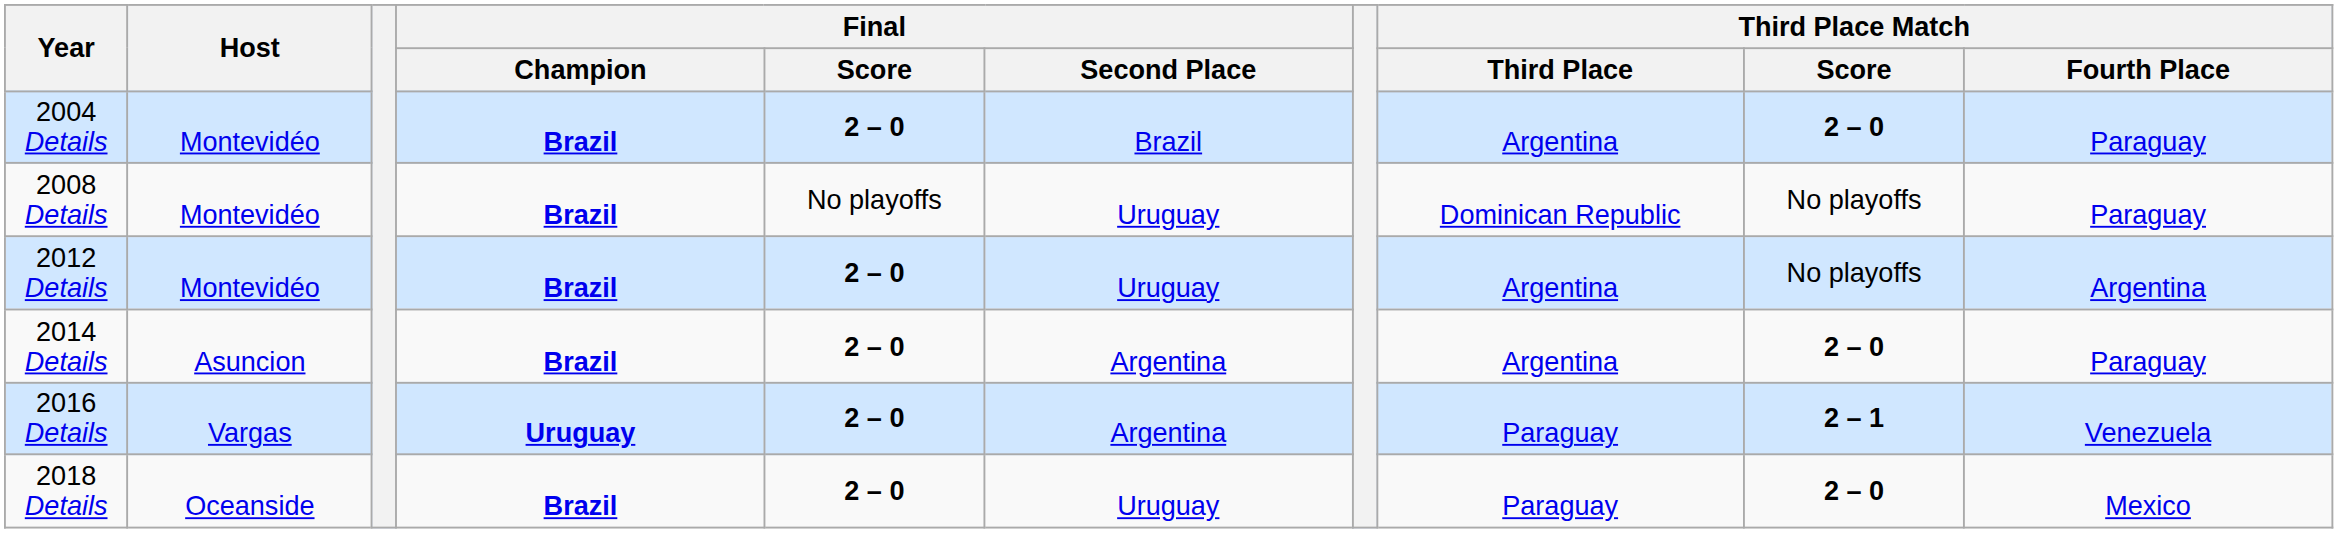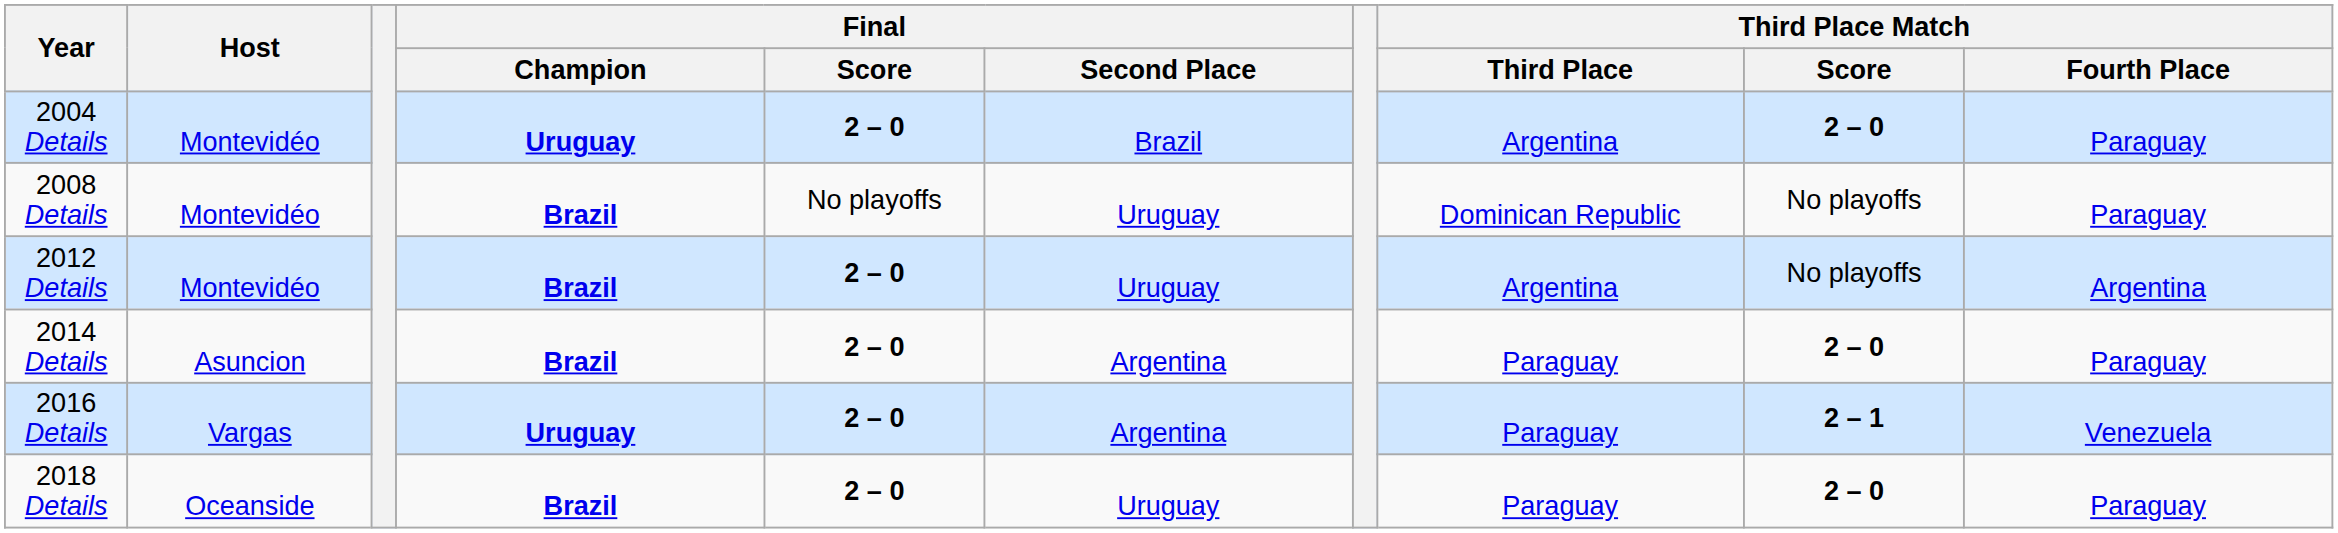(580, 142) Brazil -> (580, 142) Uruguay
(1560, 361) Argentina -> (1560, 361) Paraguay
(2148, 507) Mexico -> (2148, 507) Paraguay
